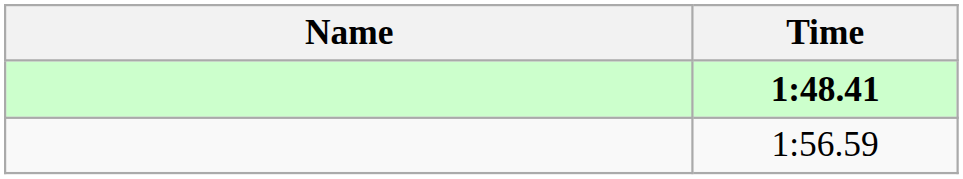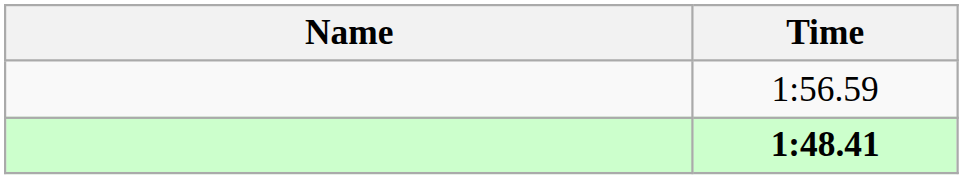rows swapped: (825, 88) <-> (825, 144)
